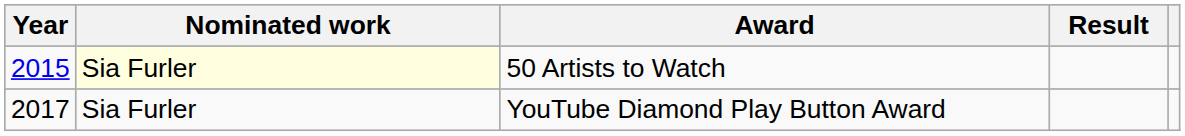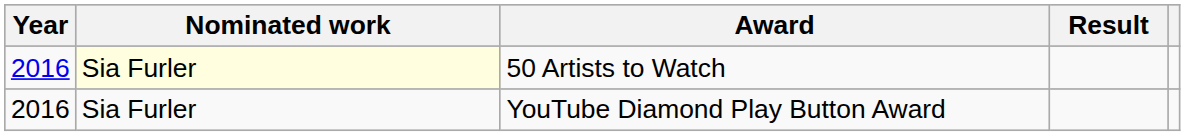(40, 67) 2015 -> (40, 67) 2016
(40, 109) 2017 -> (40, 109) 2016
